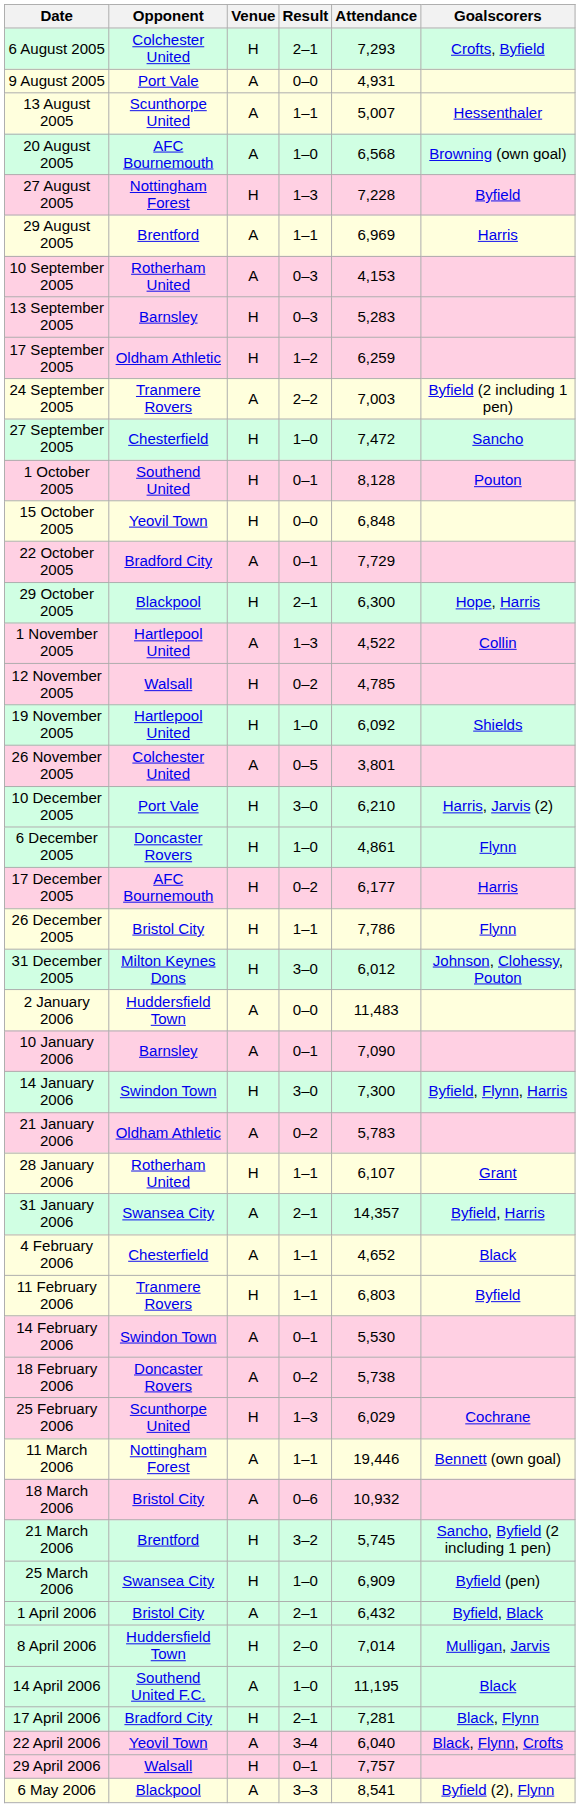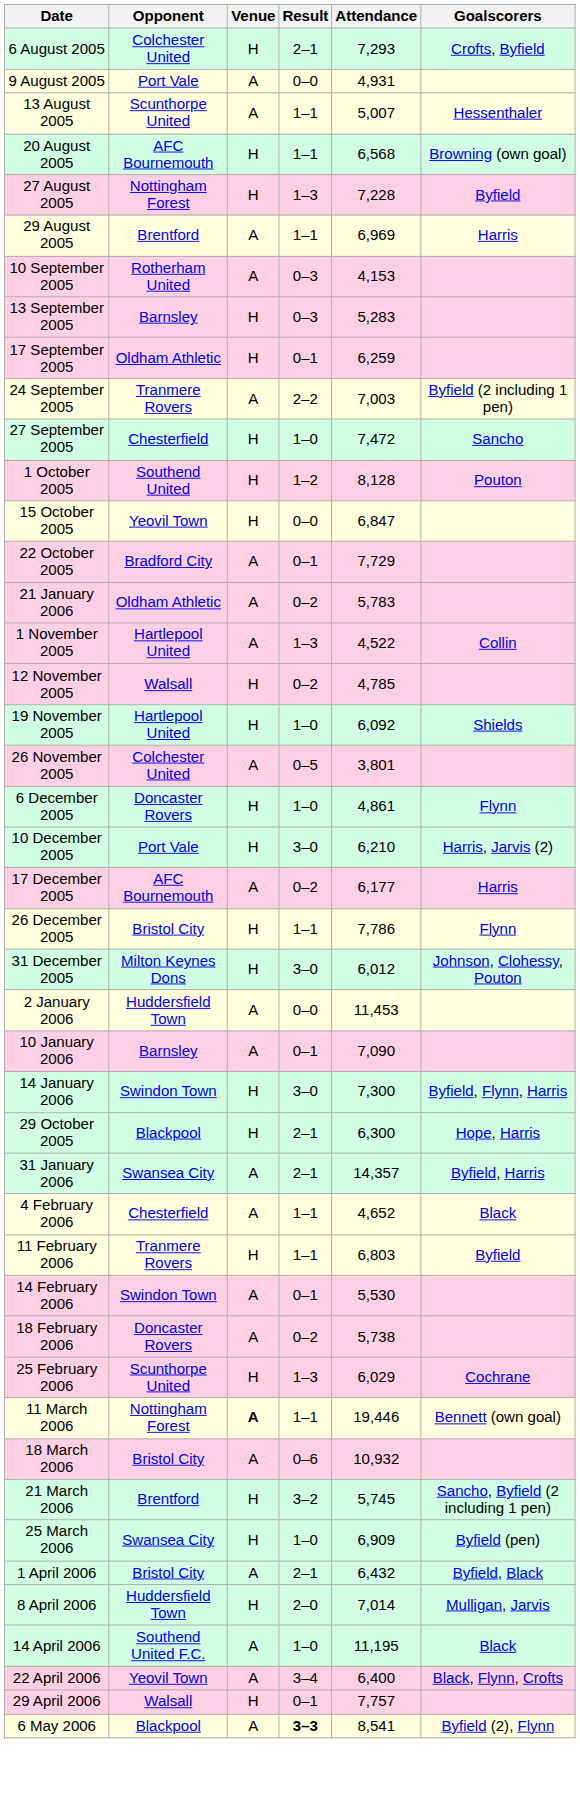(253, 154) A -> (253, 154) H
(305, 154) 1–0 -> (305, 154) 1–1
(305, 357) 1–2 -> (305, 357) 0–1
(305, 480) 0–1 -> (305, 480) 1–2
(376, 521) 6,848 -> (376, 521) 6,847
rows swapped: (57, 602) <-> (57, 1132)
rows swapped: (57, 847) <-> (57, 806)
(253, 888) H -> (253, 888) A
(376, 1010) 11,483 -> (376, 1010) 11,453
- row: (57, 1173)
(253, 1458) normal -> (253, 1418) bold
- row: (57, 1718)
(376, 1742) 6,040 -> (376, 1678) 6,400
(305, 1790) normal -> (305, 1725) bold
